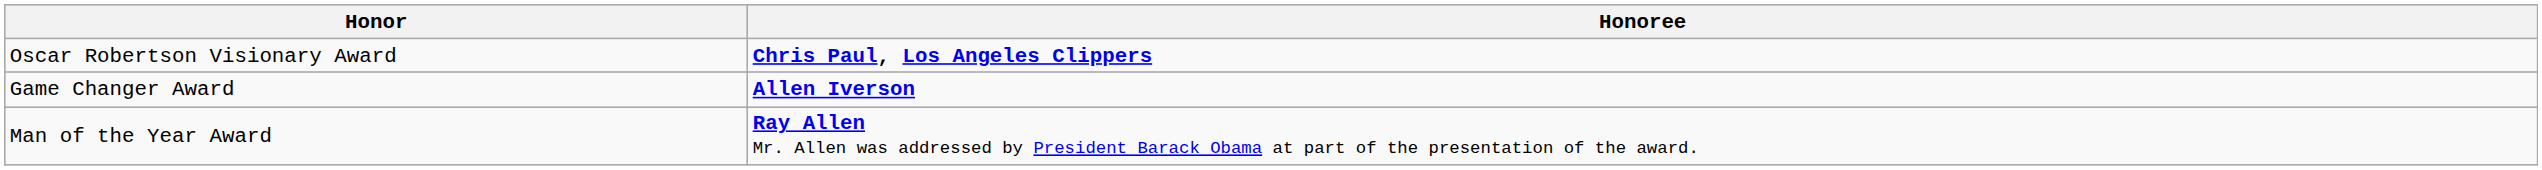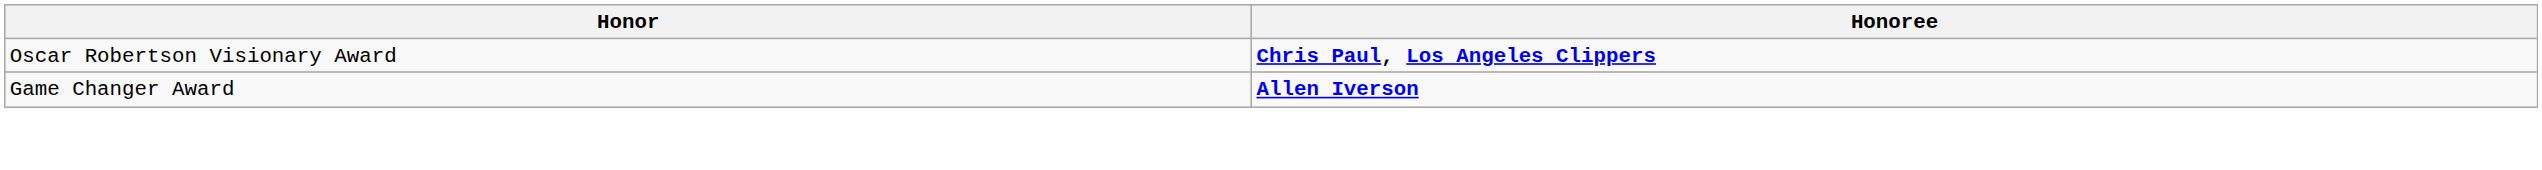- row: (141, 135)
